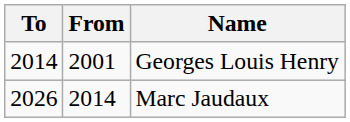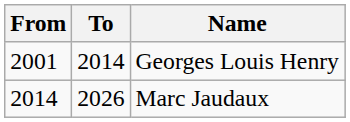columns swapped: (97, 23) <-> (34, 23)
